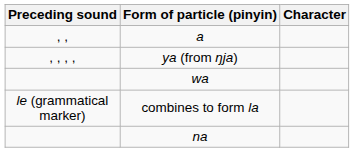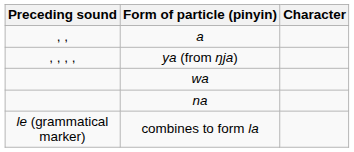rows swapped: (200, 136) <-> (200, 107)
